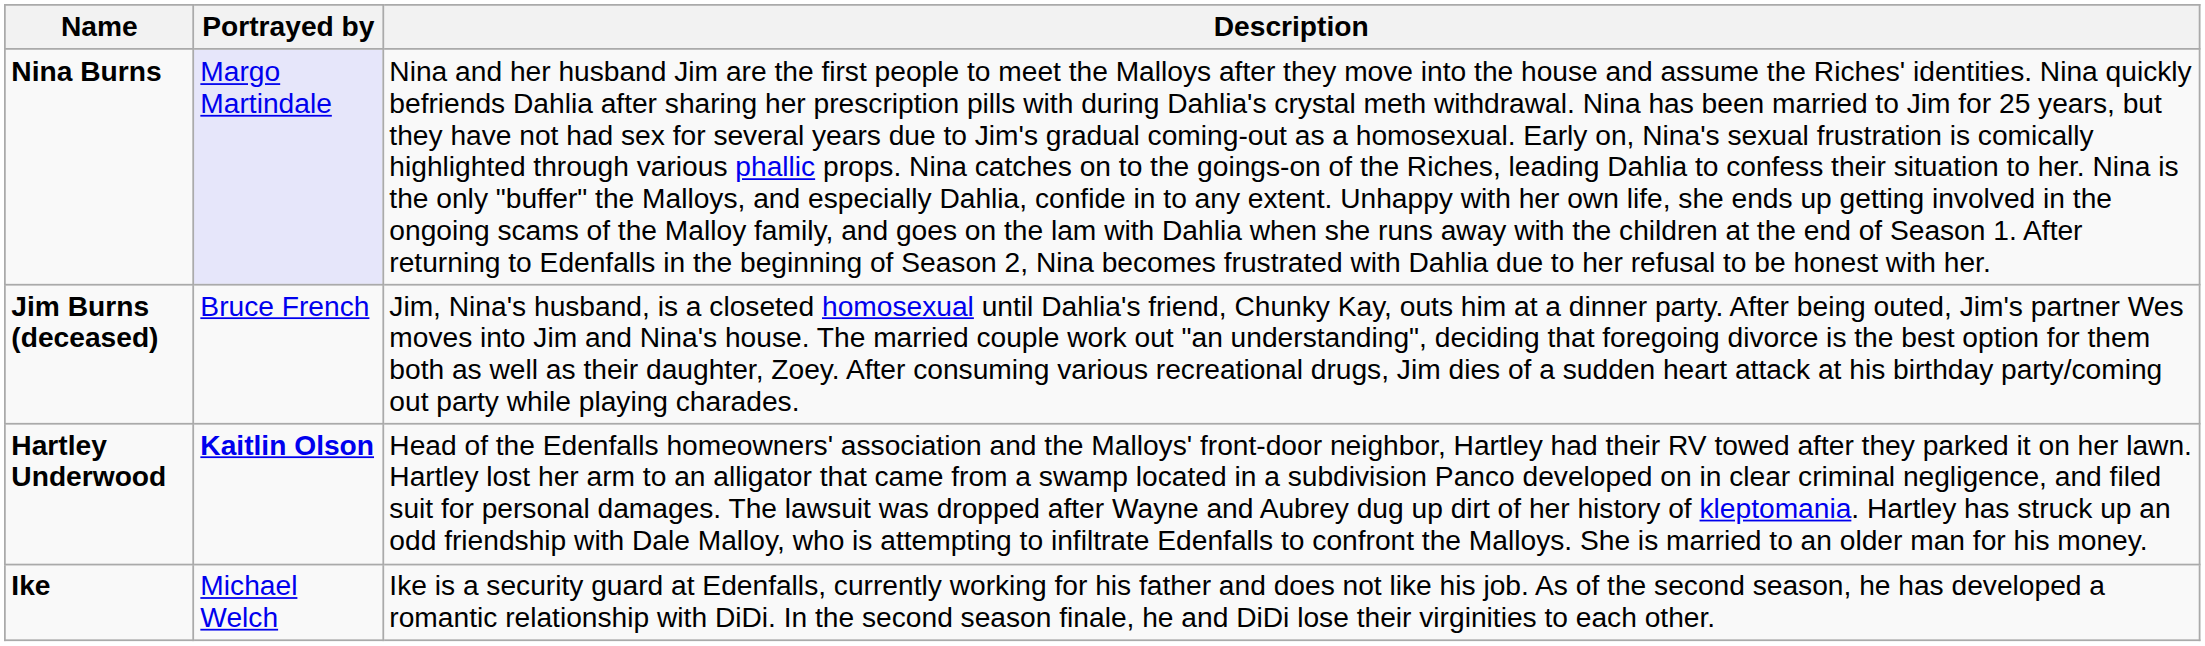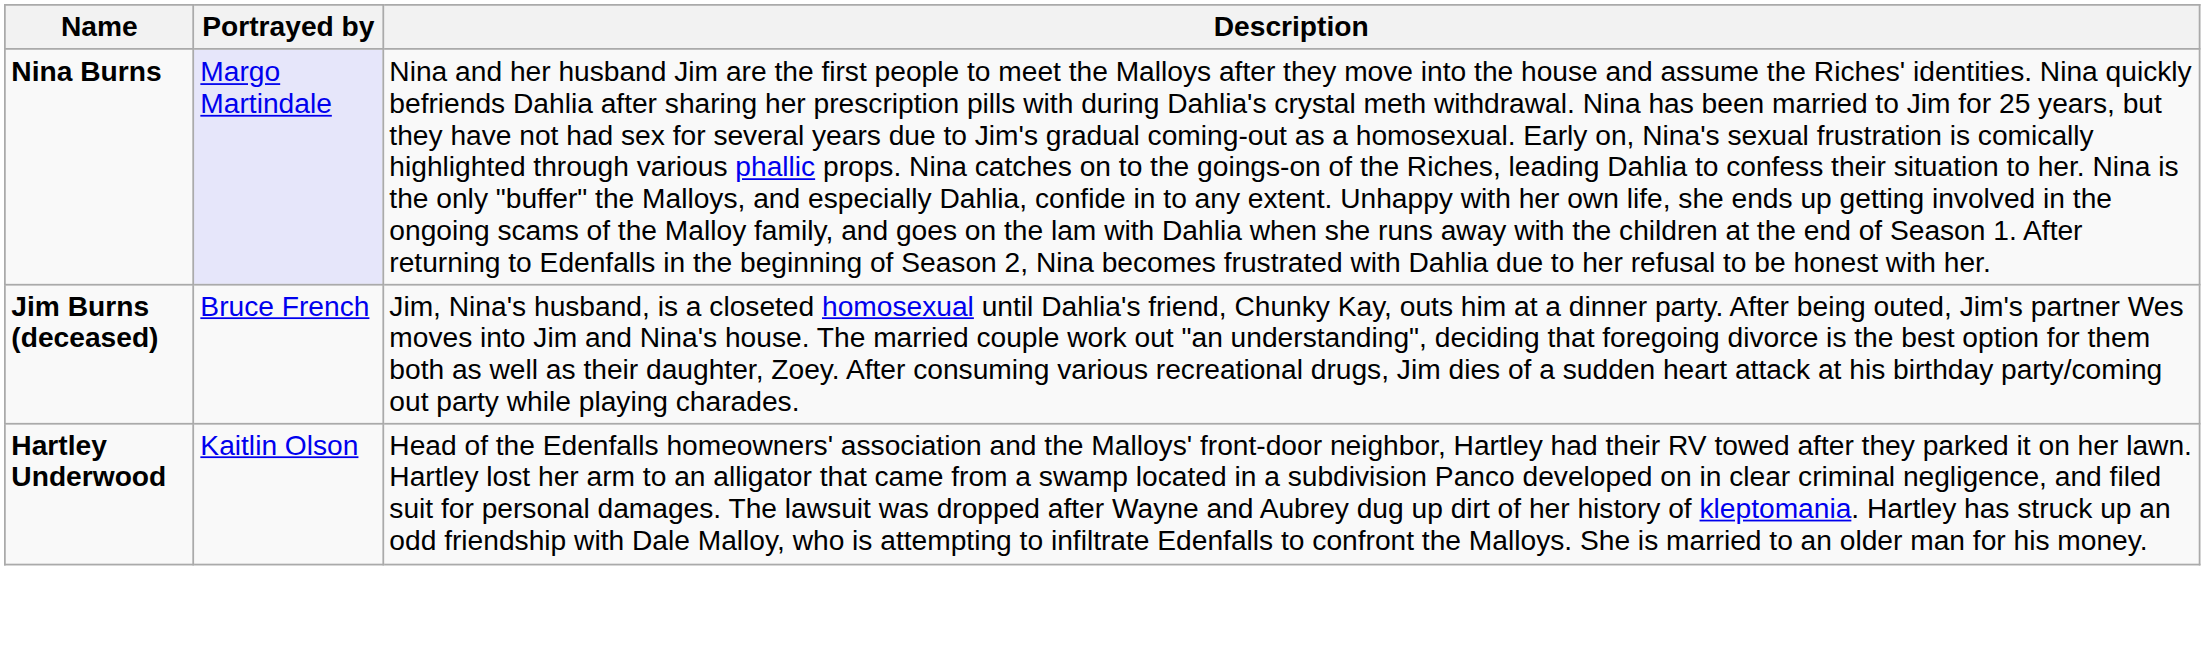(287, 445) bold -> (279, 445) normal
- row: (31, 585)
